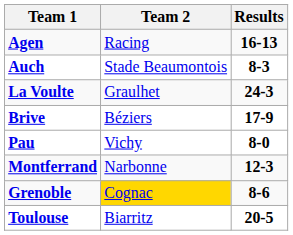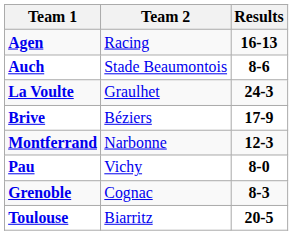(259, 67) 8-3 -> (259, 67) 8-6
rows swapped: (53, 167) <-> (21, 142)
(129, 192) gold background -> (129, 192) no background
(259, 192) 8-6 -> (259, 192) 8-3
